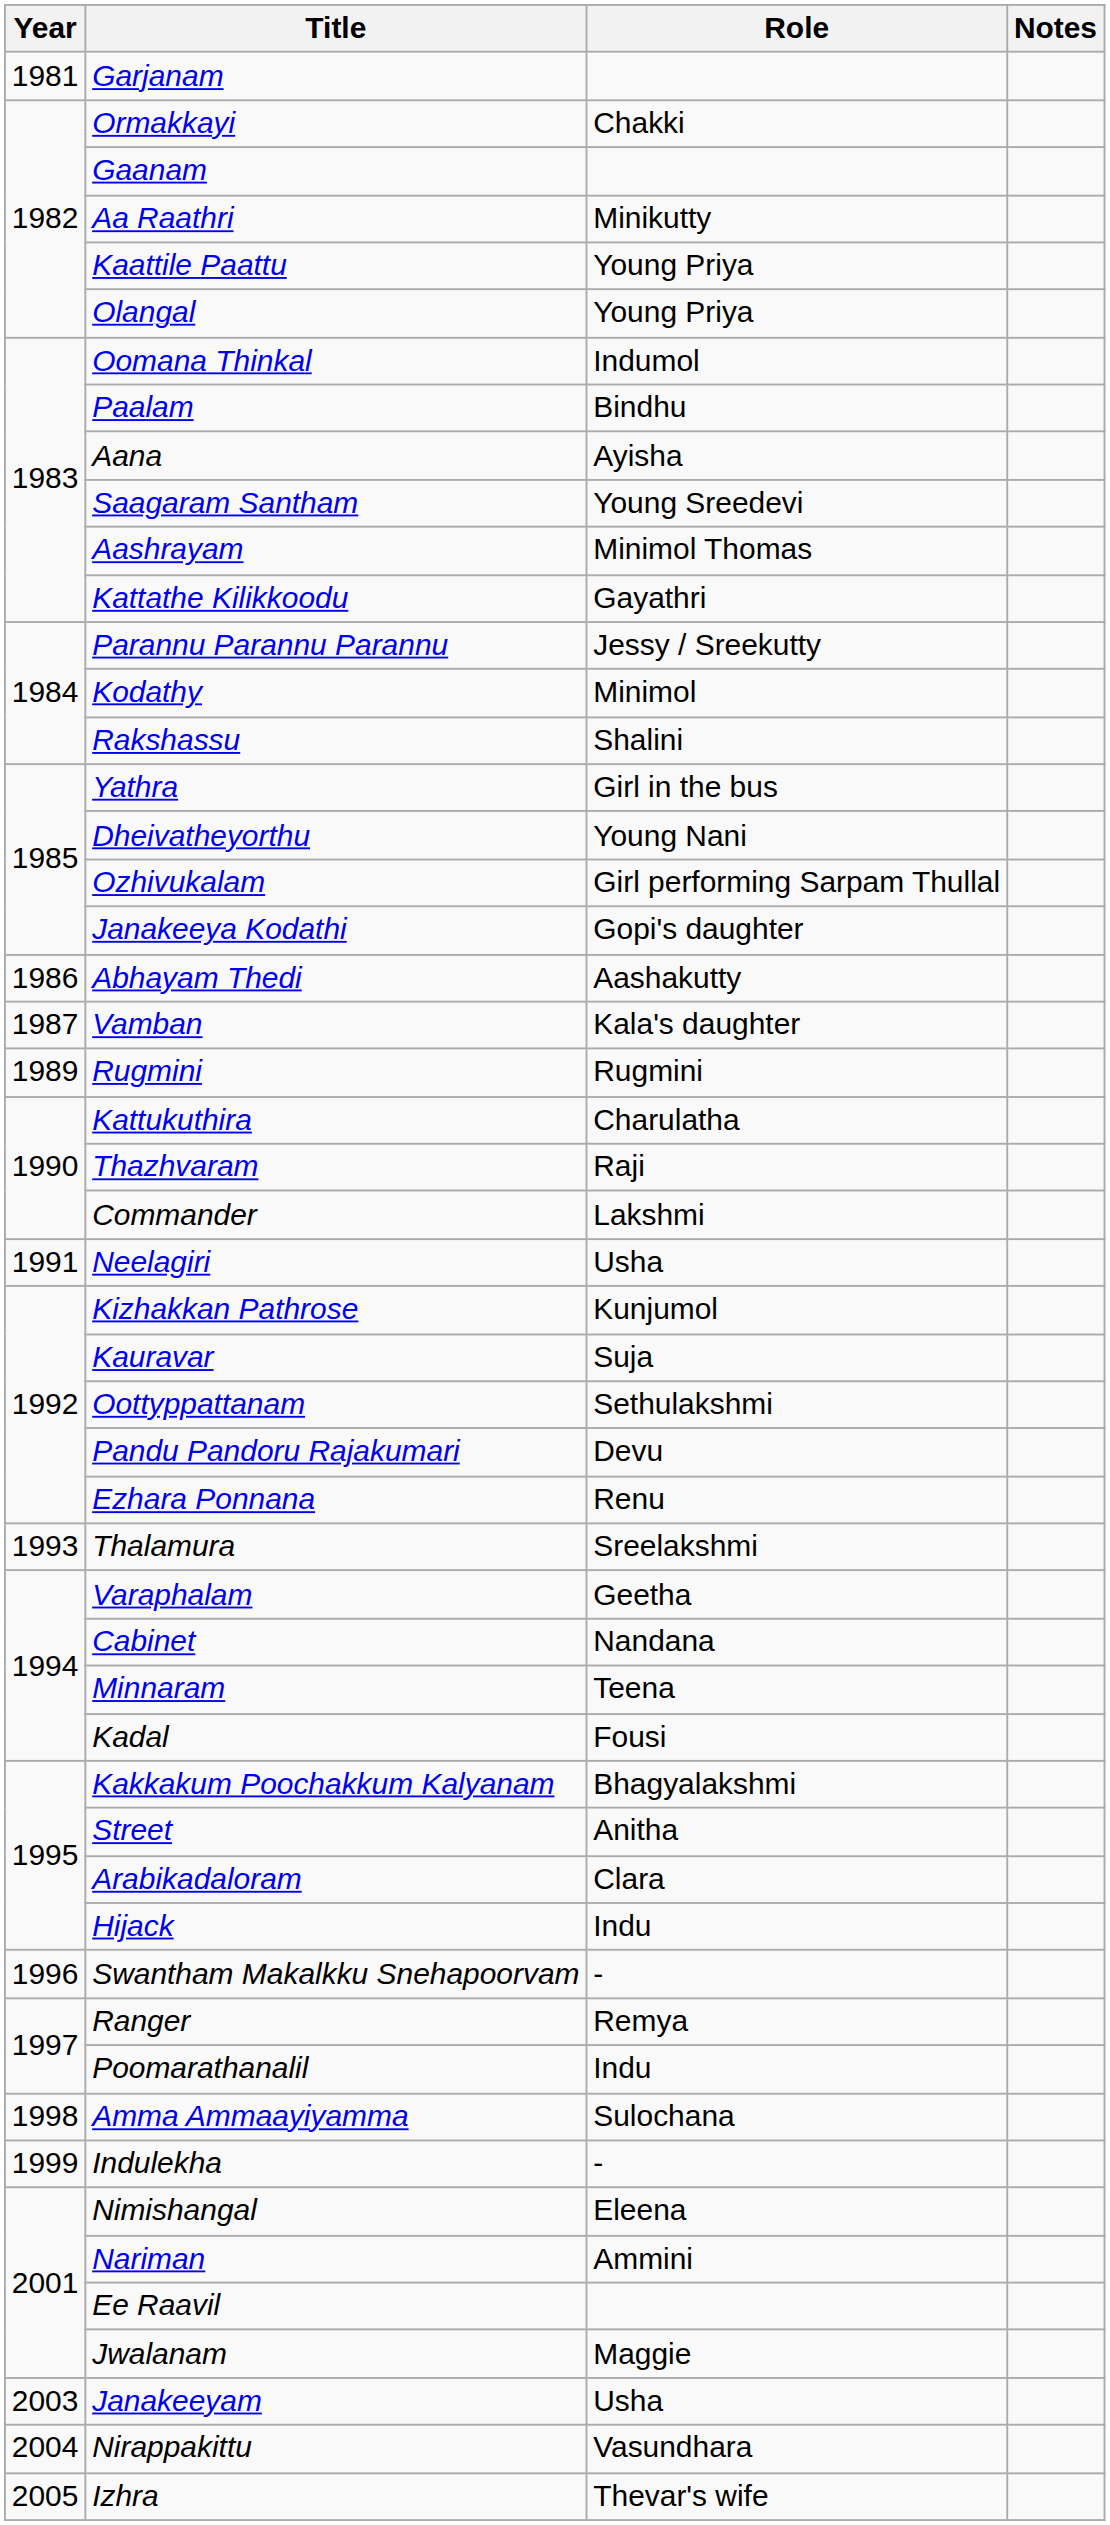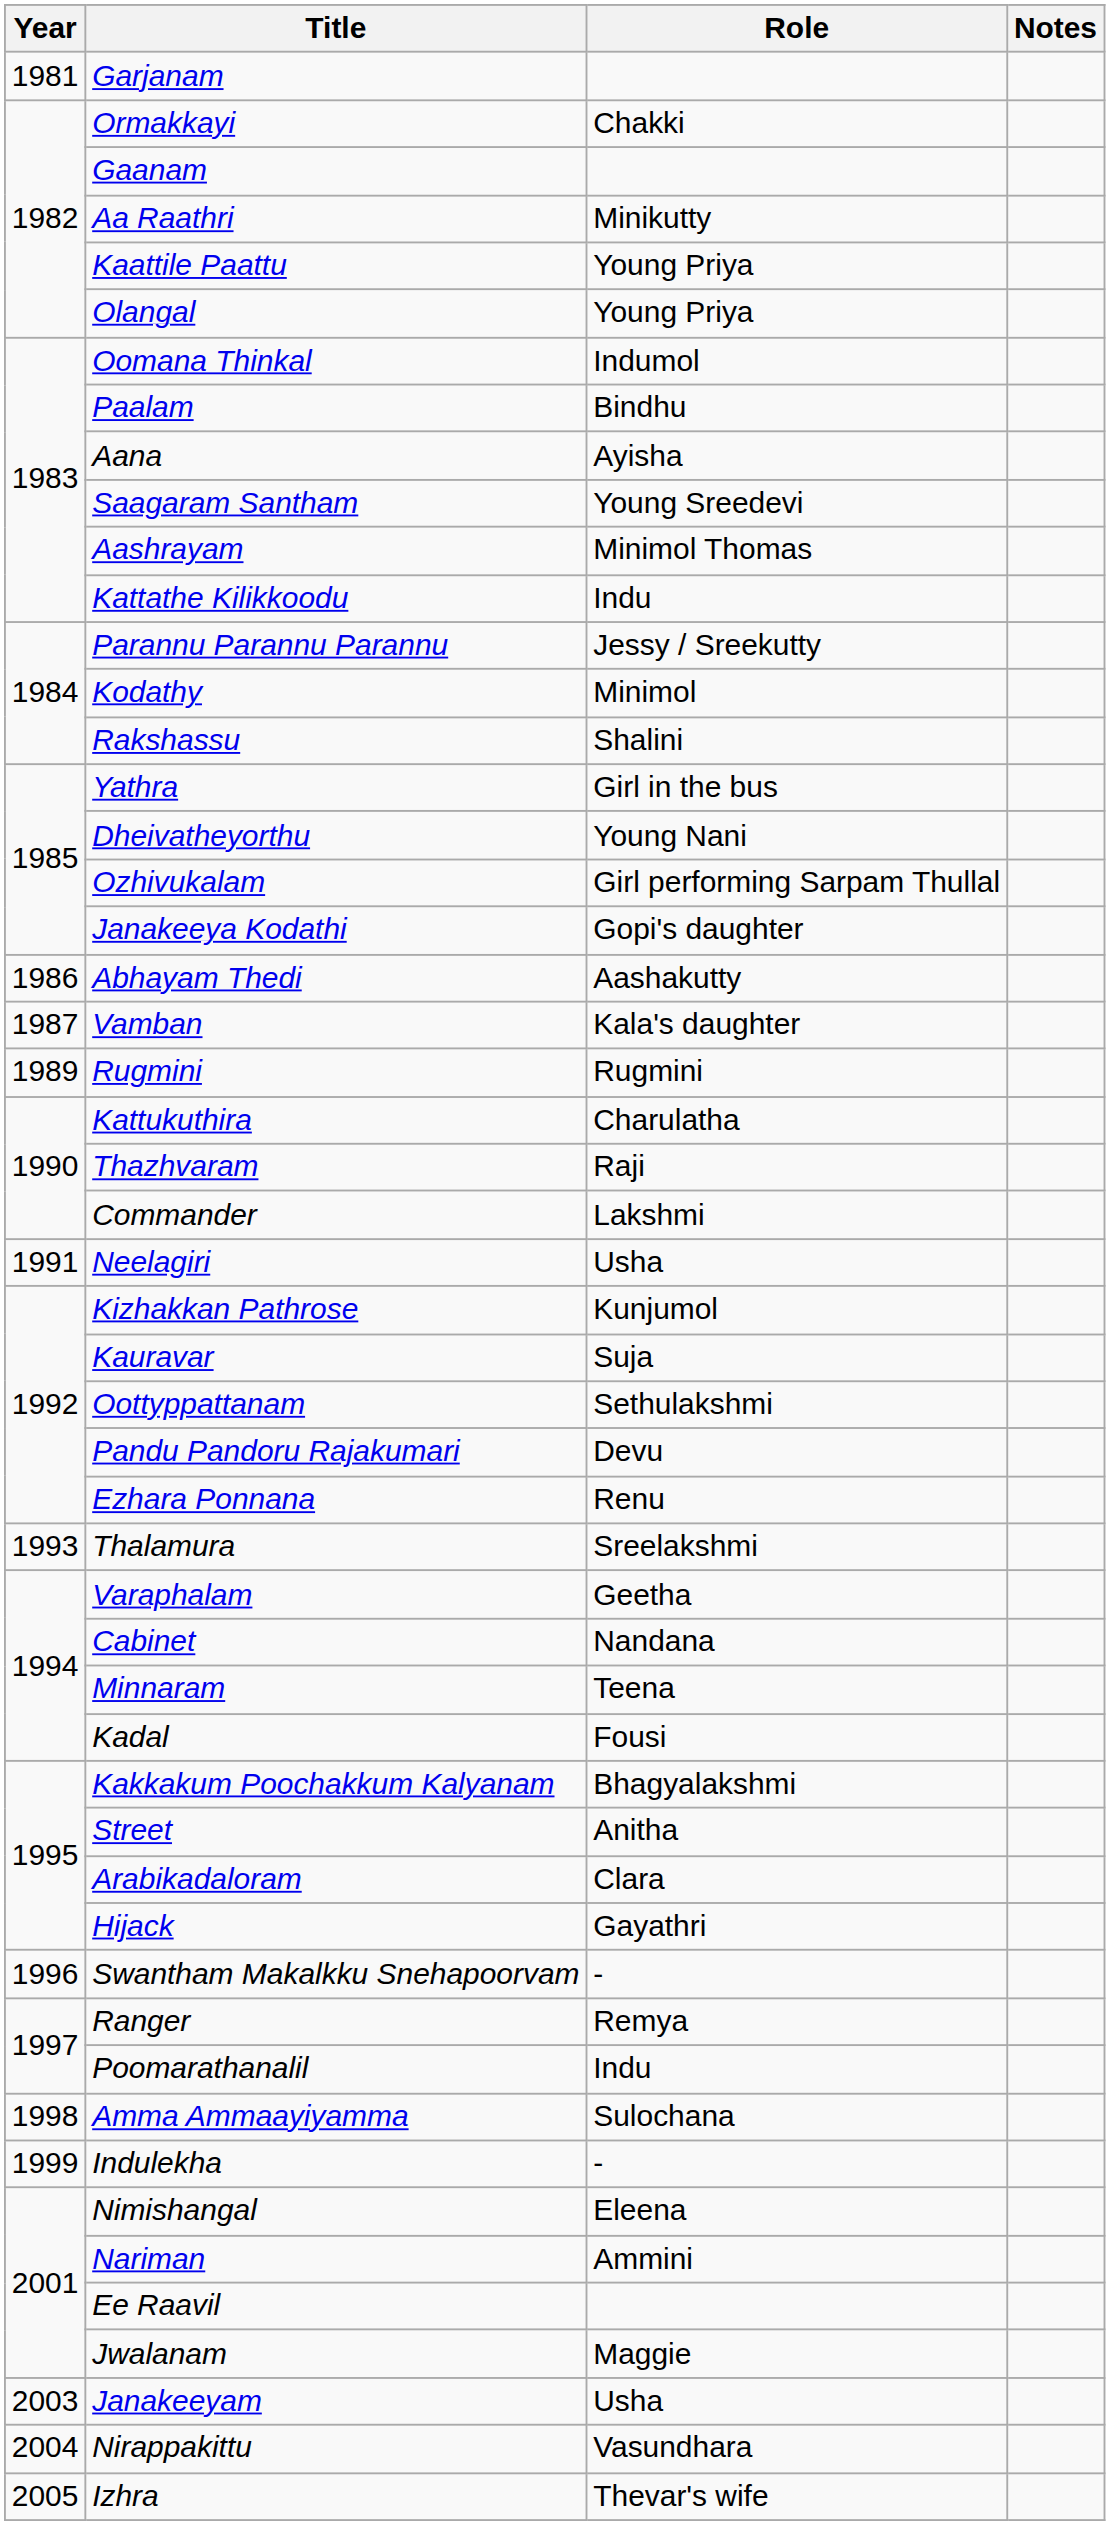(650, 597) Gayathri -> (622, 597) Indu
(622, 1926) Indu -> (650, 1926) Gayathri
